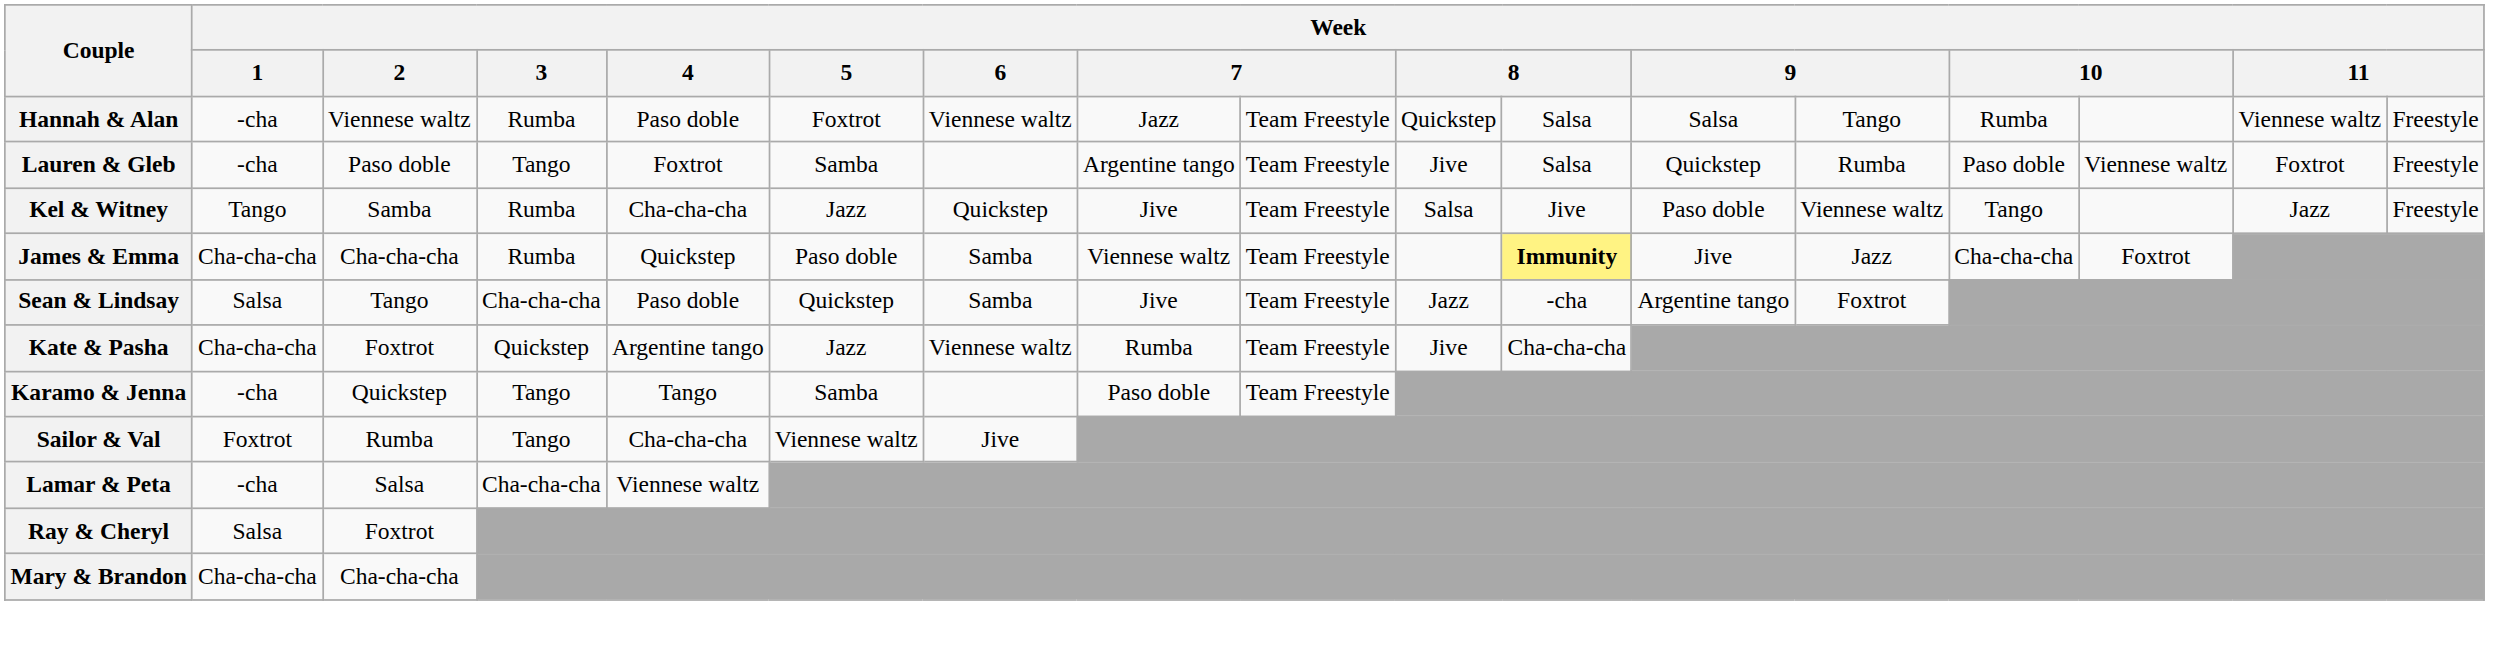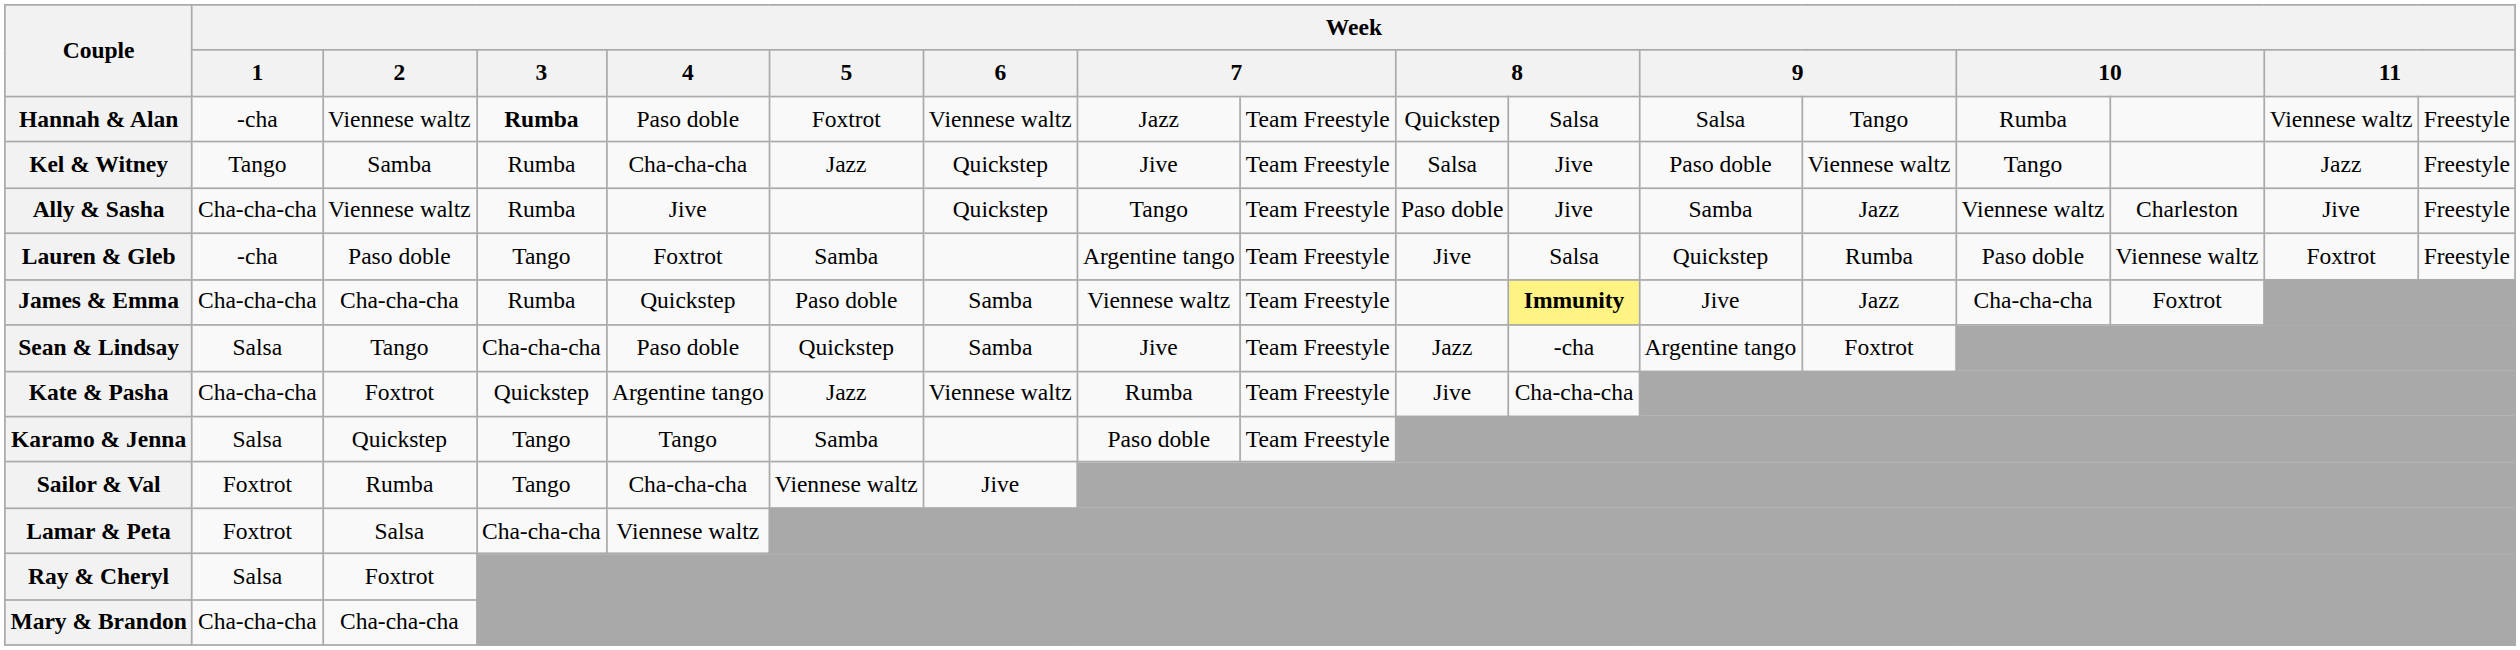(541, 118) normal -> (541, 118) bold
rows swapped: (99, 209) <-> (99, 164)
+ row: (99, 209)
(257, 392) -cha -> (257, 438) Salsa
(257, 484) -cha -> (257, 530) Foxtrot
